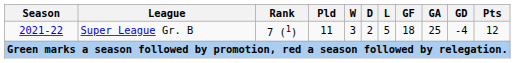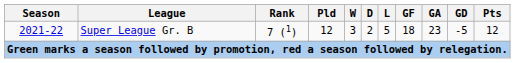(327, 31) 11 -> (327, 31) 12
(435, 31) 25 -> (435, 31) 23
(461, 31) -4 -> (461, 31) -5
